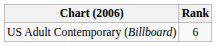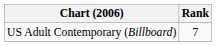(195, 32) 6 -> (195, 32) 7
